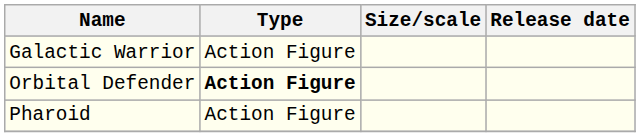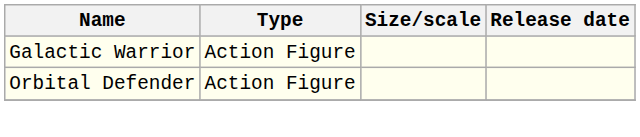(280, 84) bold -> (280, 84) normal
- row: (50, 115)
